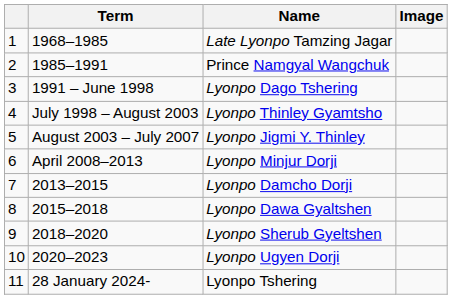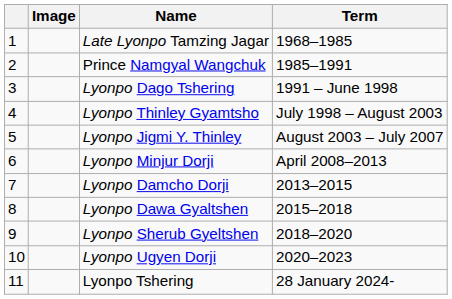columns swapped: (421, 16) <-> (116, 16)
